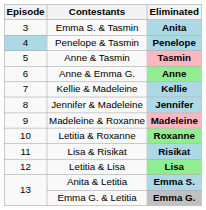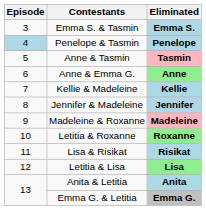(174, 27) Anita -> (174, 27) Emma S.
(174, 182) Emma S. -> (174, 182) Anita
